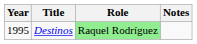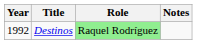(18, 30) 1995 -> (18, 30) 1992
